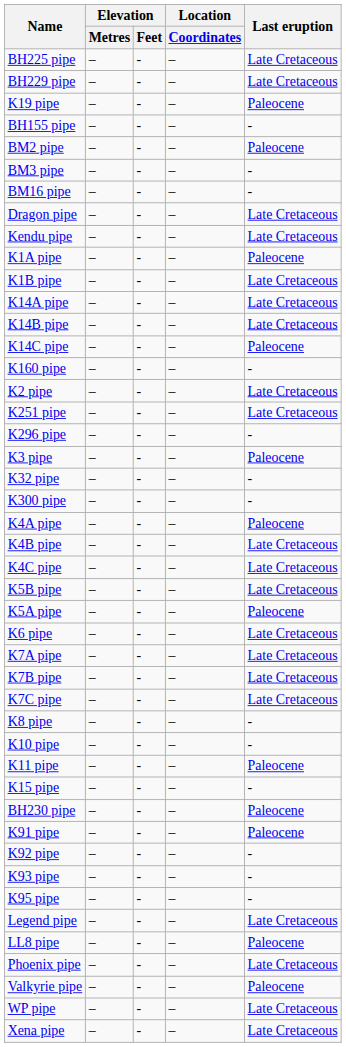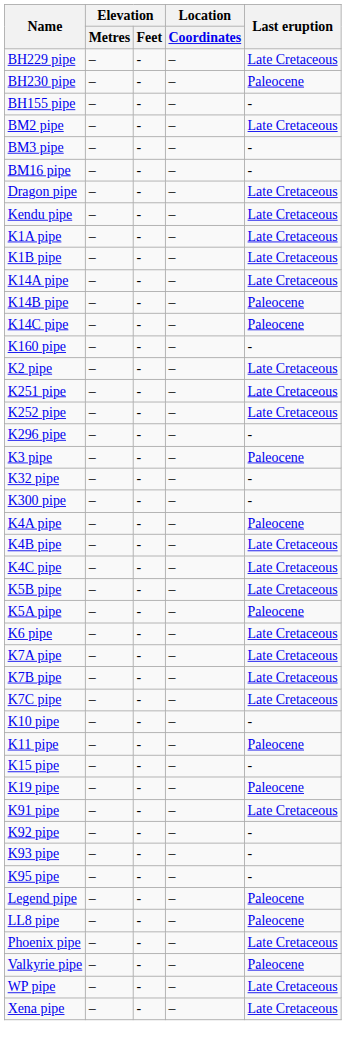- row: (41, 59)
rows swapped: (41, 810) <-> (33, 103)
(276, 147) Paleocene -> (293, 125) Late Cretaceous
(276, 258) Paleocene -> (293, 236) Late Cretaceous
(293, 324) Late Cretaceous -> (276, 302) Paleocene
+ row: (37, 412)
- row: (30, 721)
(276, 832) Paleocene -> (293, 810) Late Cretaceous
(293, 920) Late Cretaceous -> (276, 898) Paleocene
